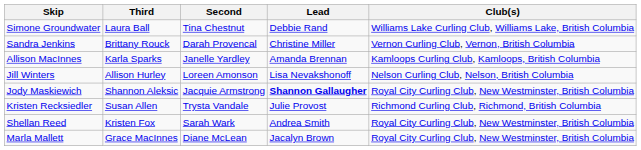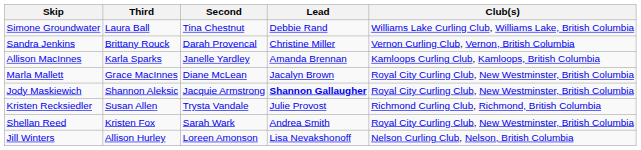rows swapped: (35, 138) <-> (31, 75)
